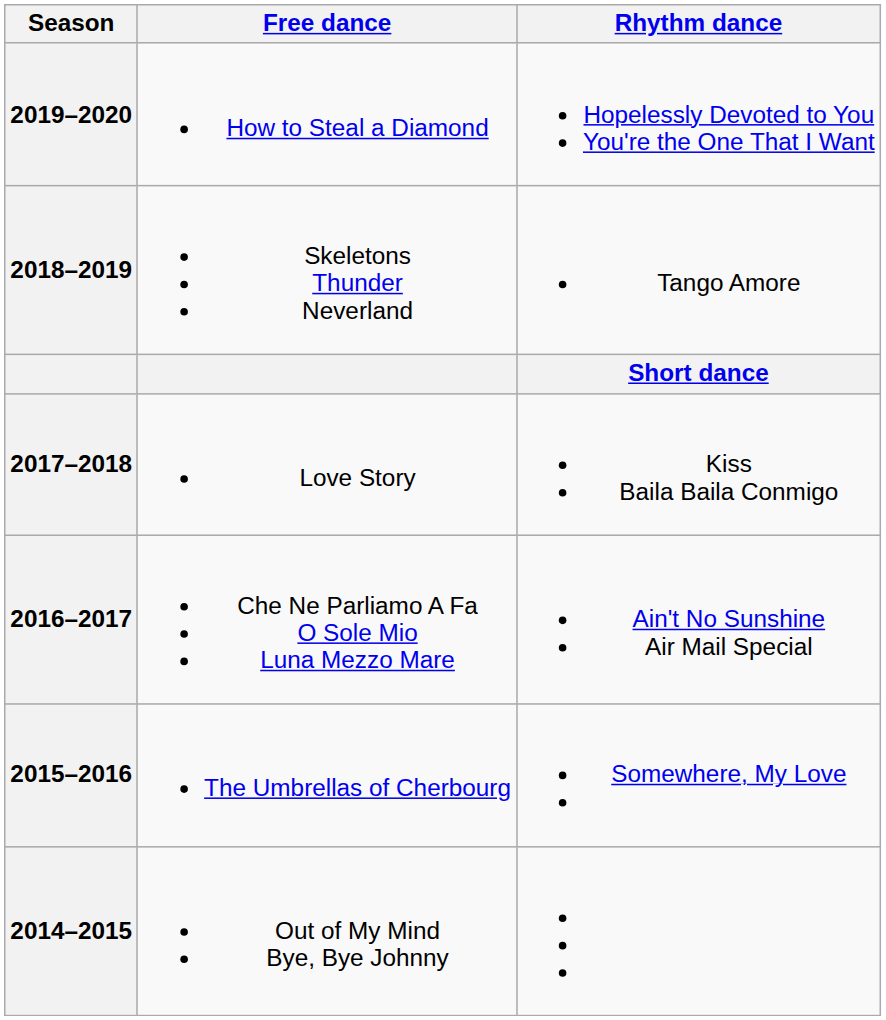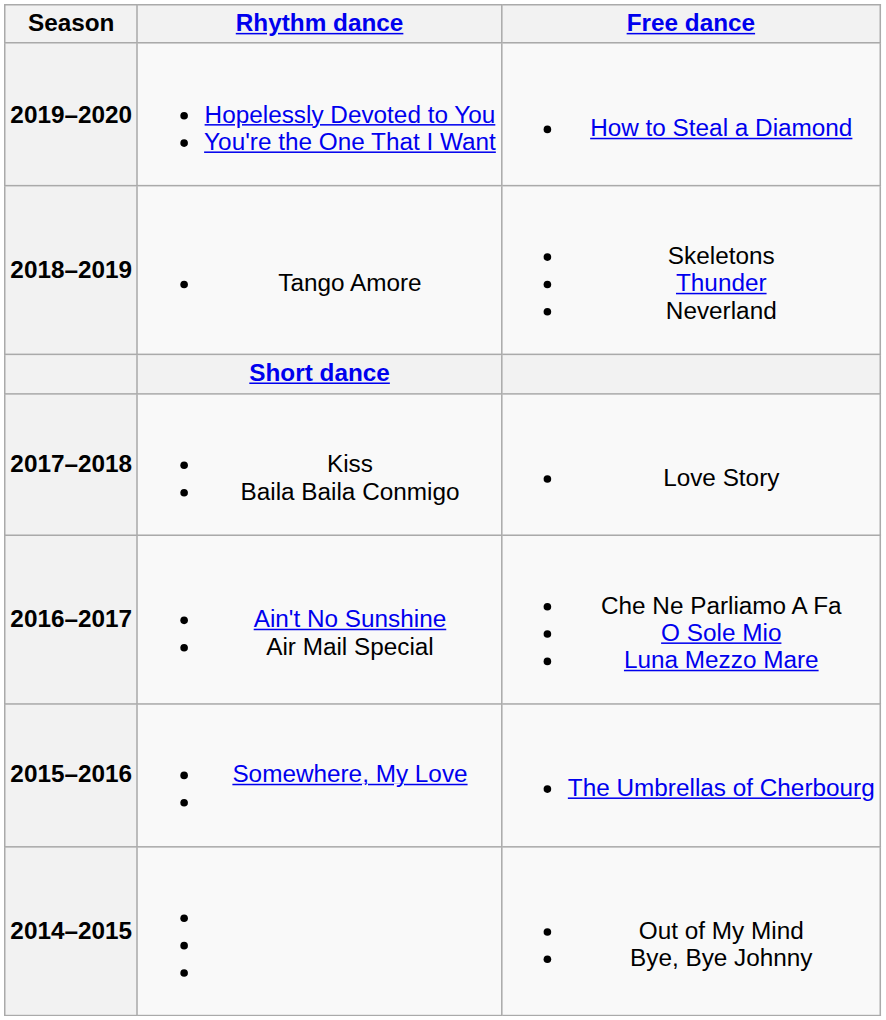columns swapped: (698, 23) <-> (327, 23)
